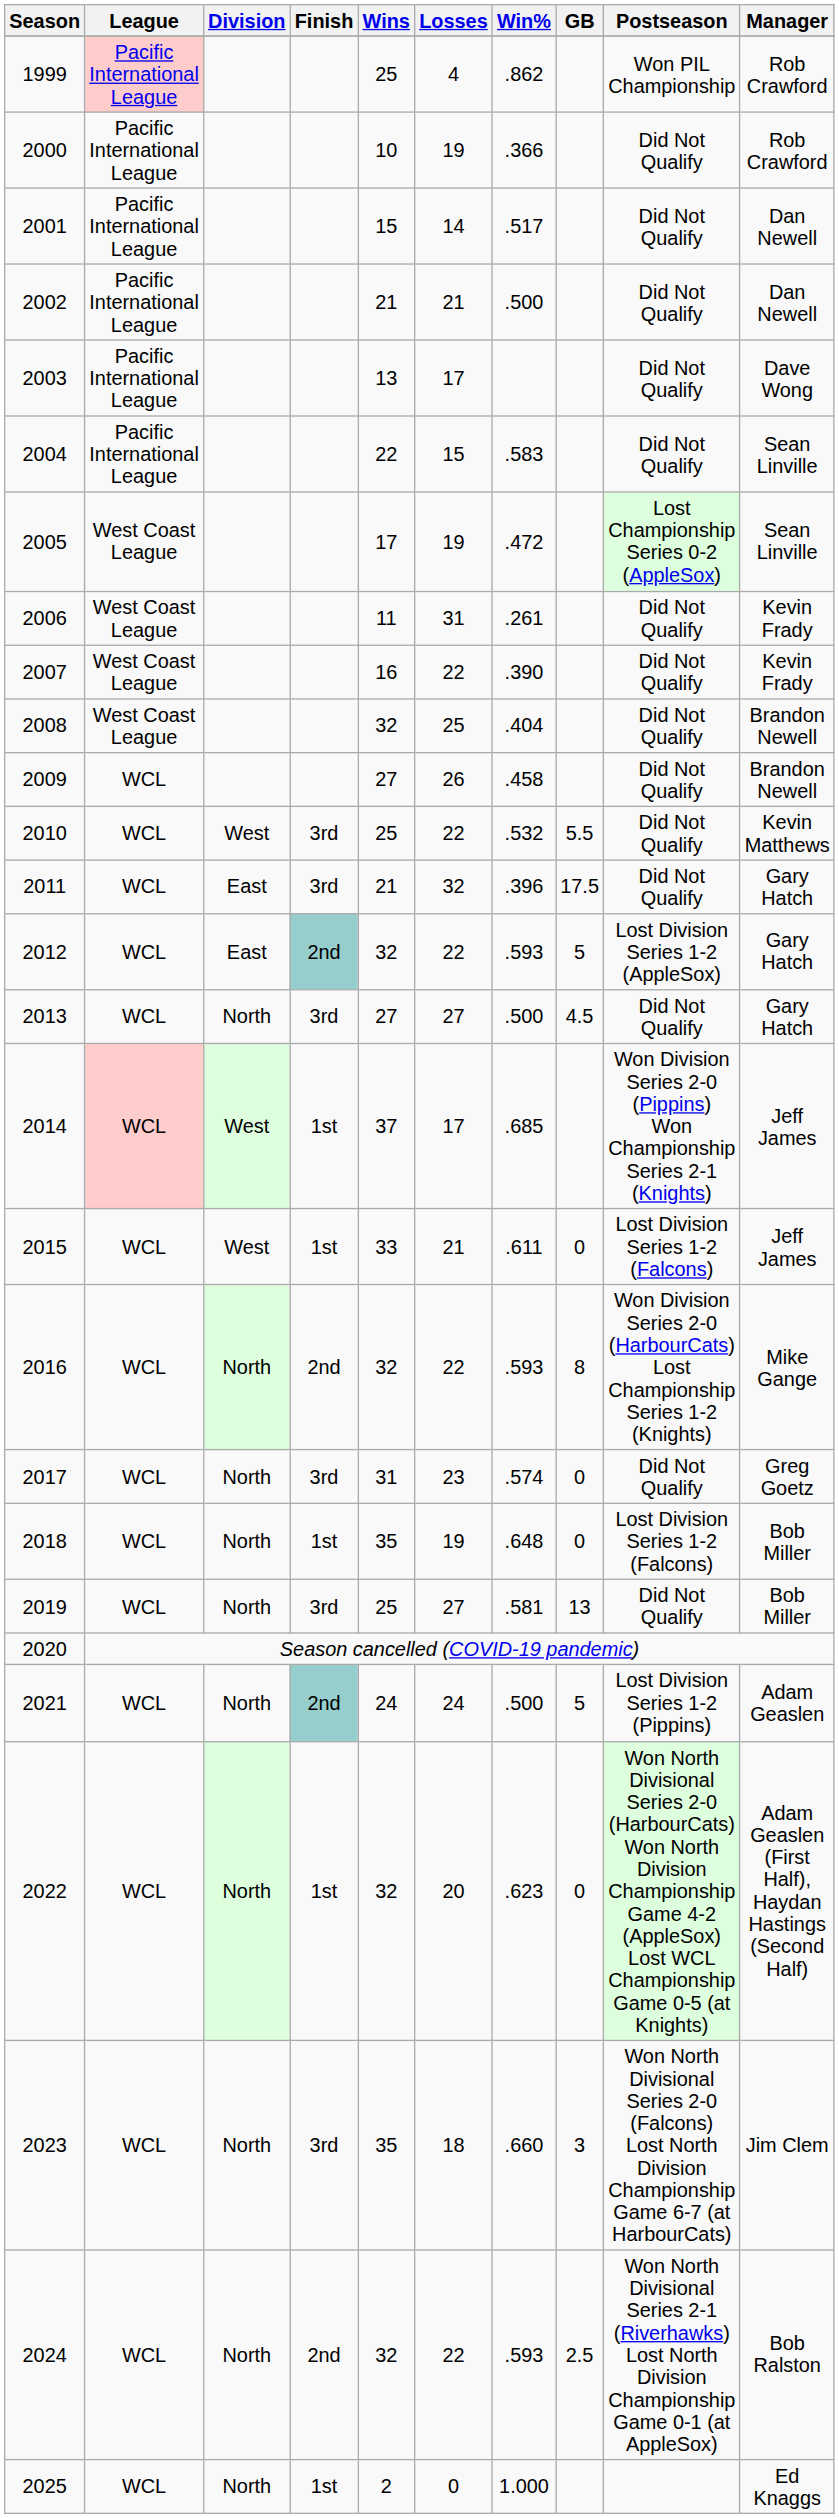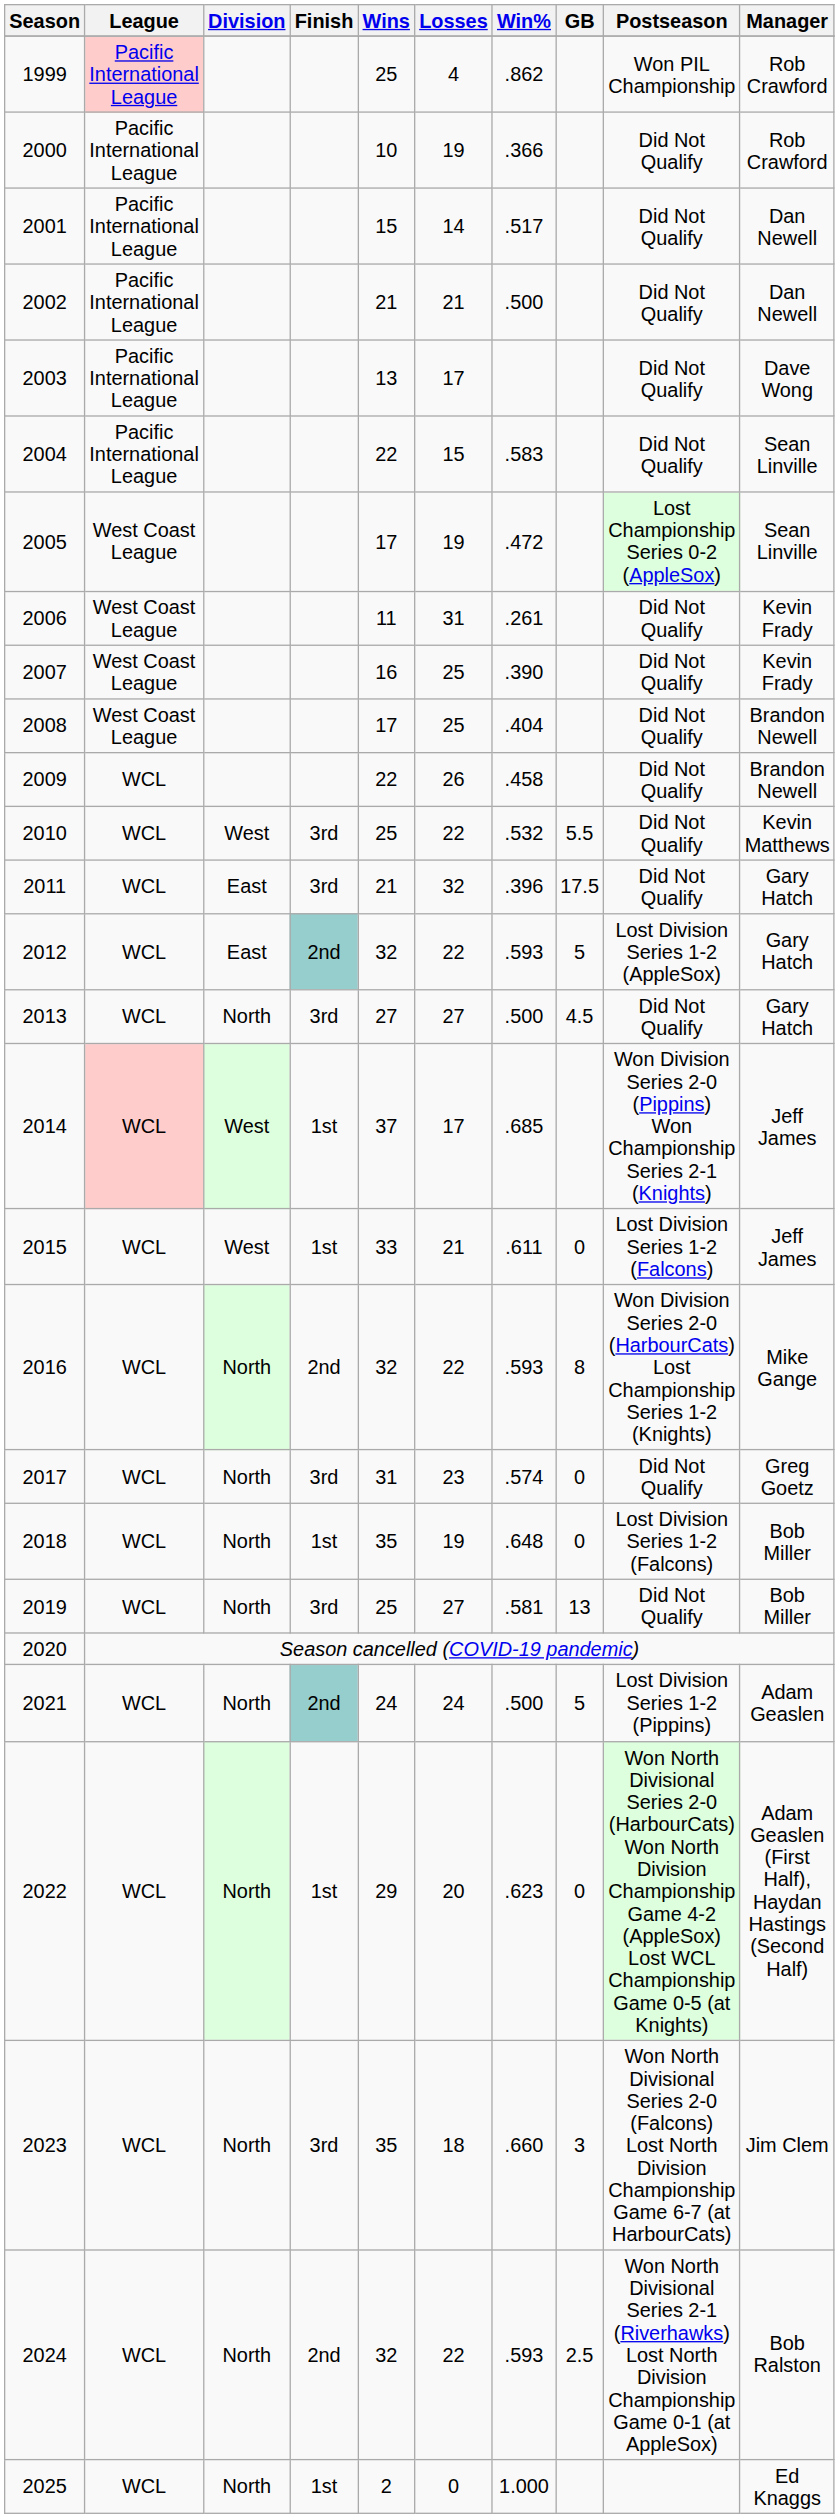(453, 672) 22 -> (453, 672) 25
(386, 726) 32 -> (386, 726) 17
(386, 779) 27 -> (386, 779) 22
(386, 1891) 32 -> (386, 1891) 29
